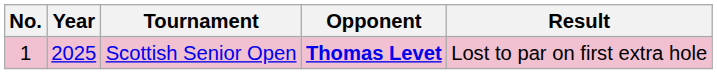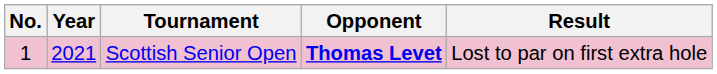(74, 53) 2025 -> (74, 53) 2021
